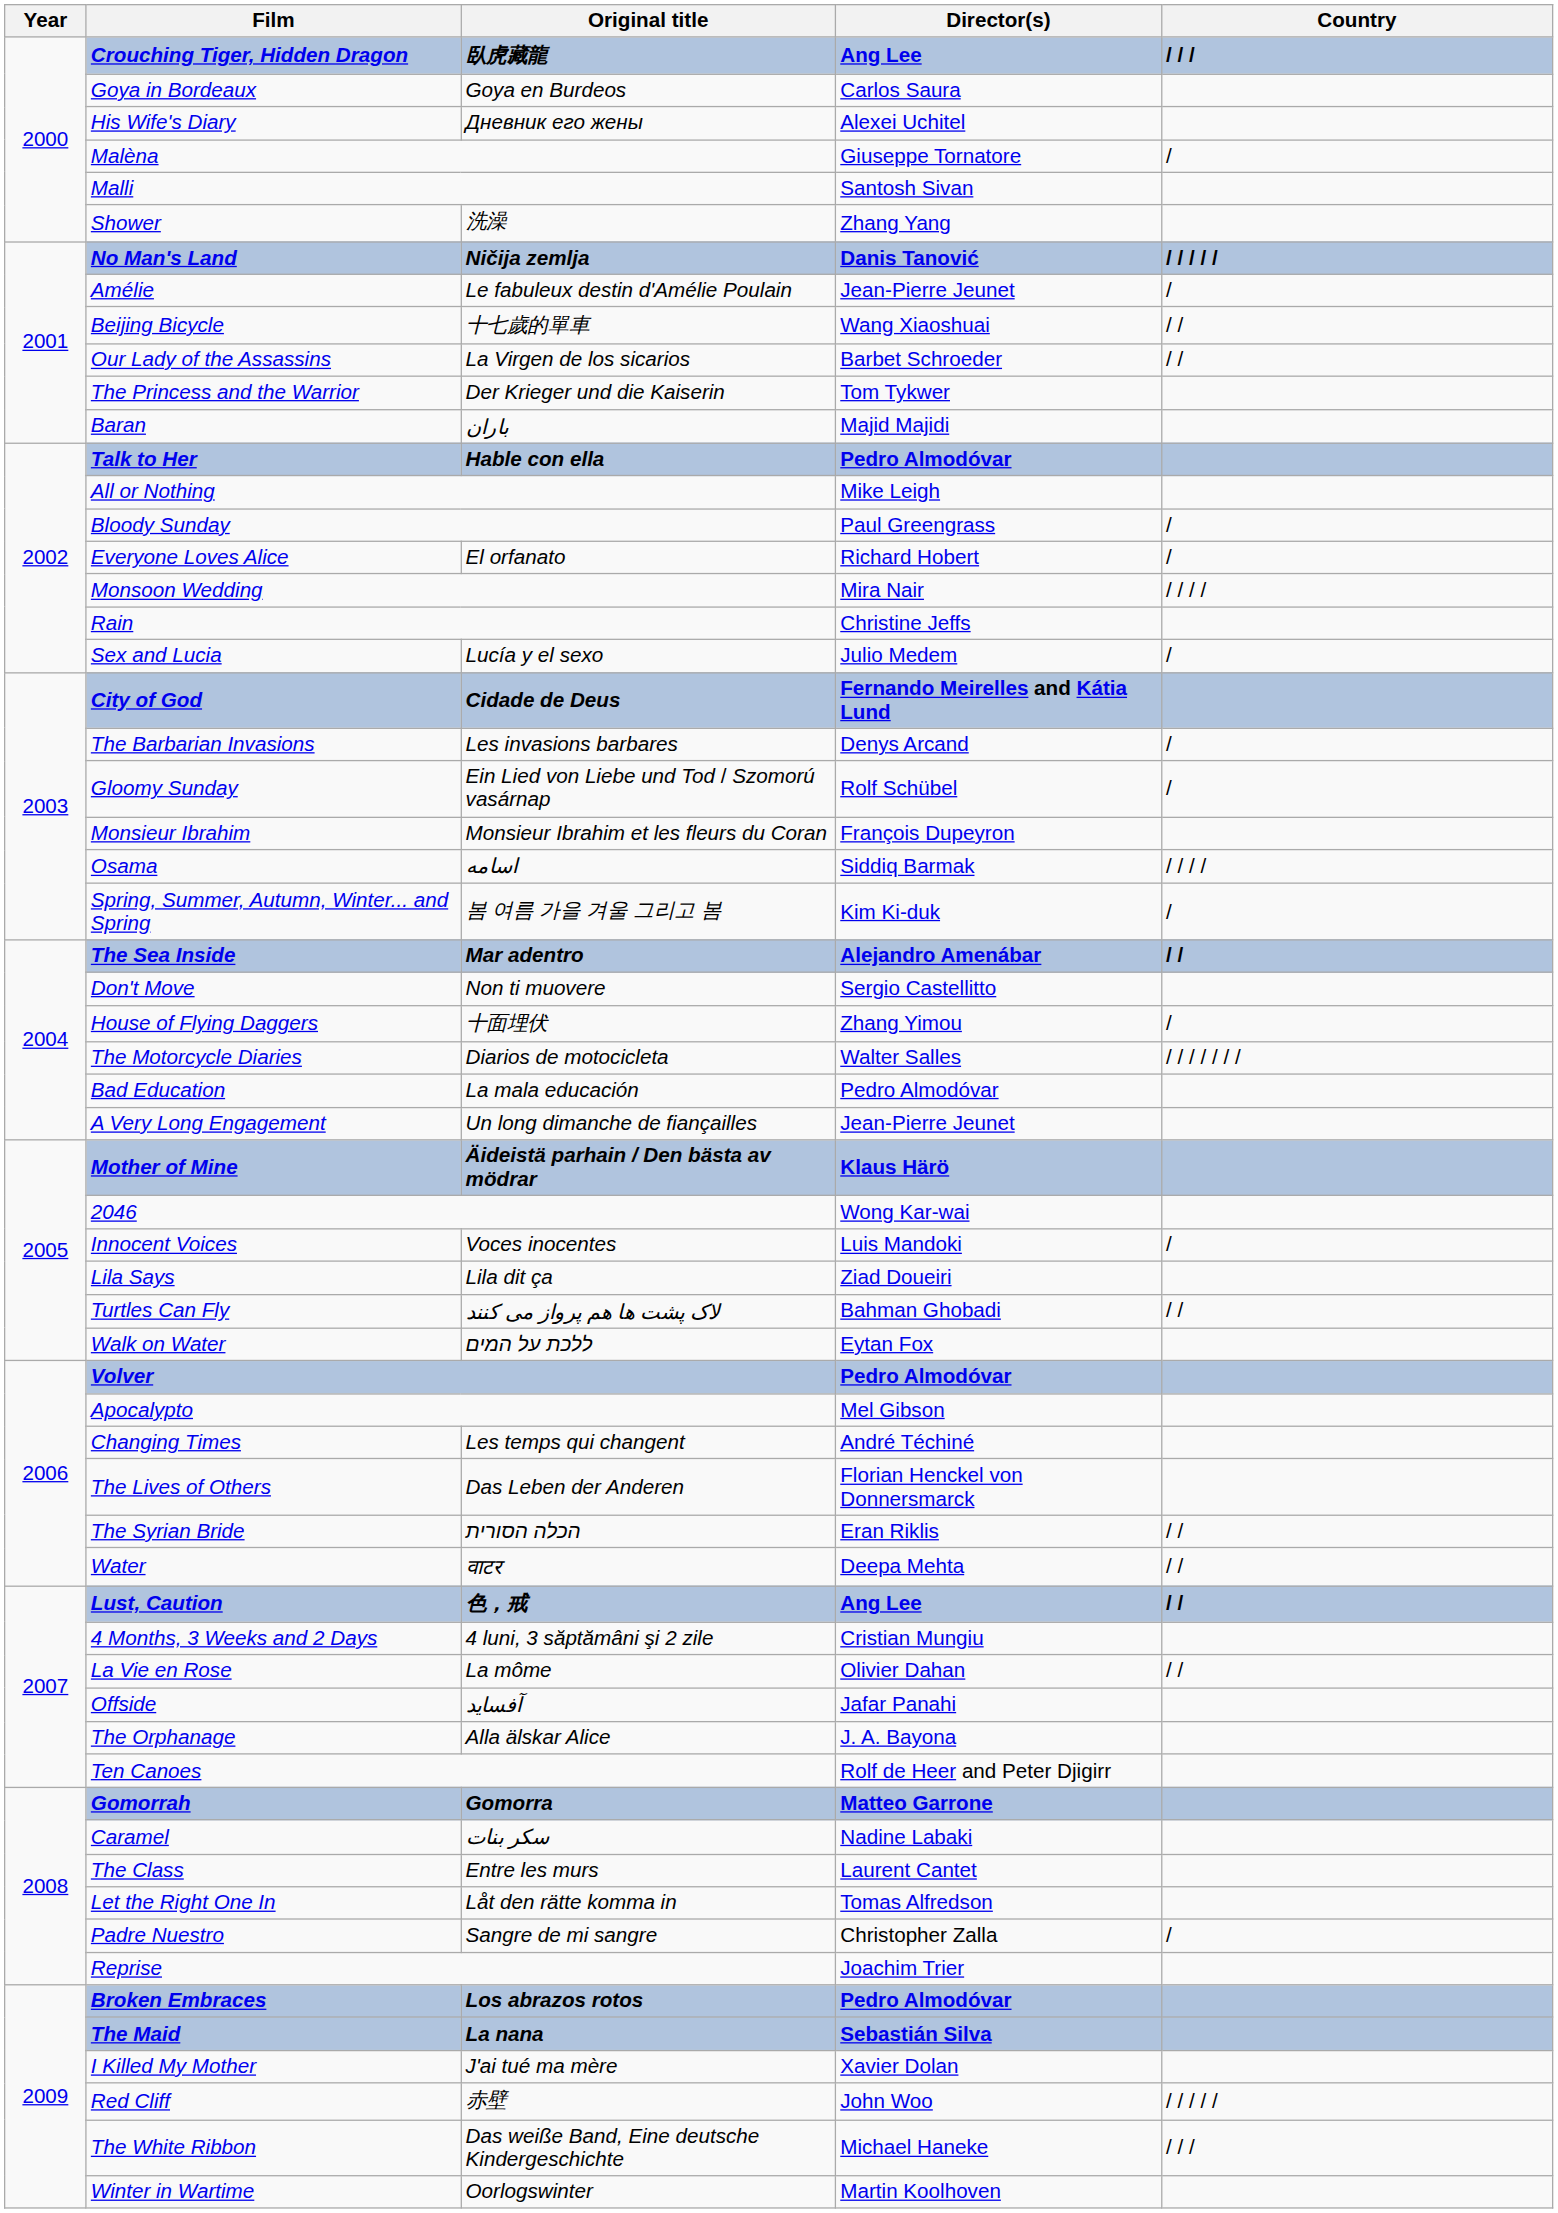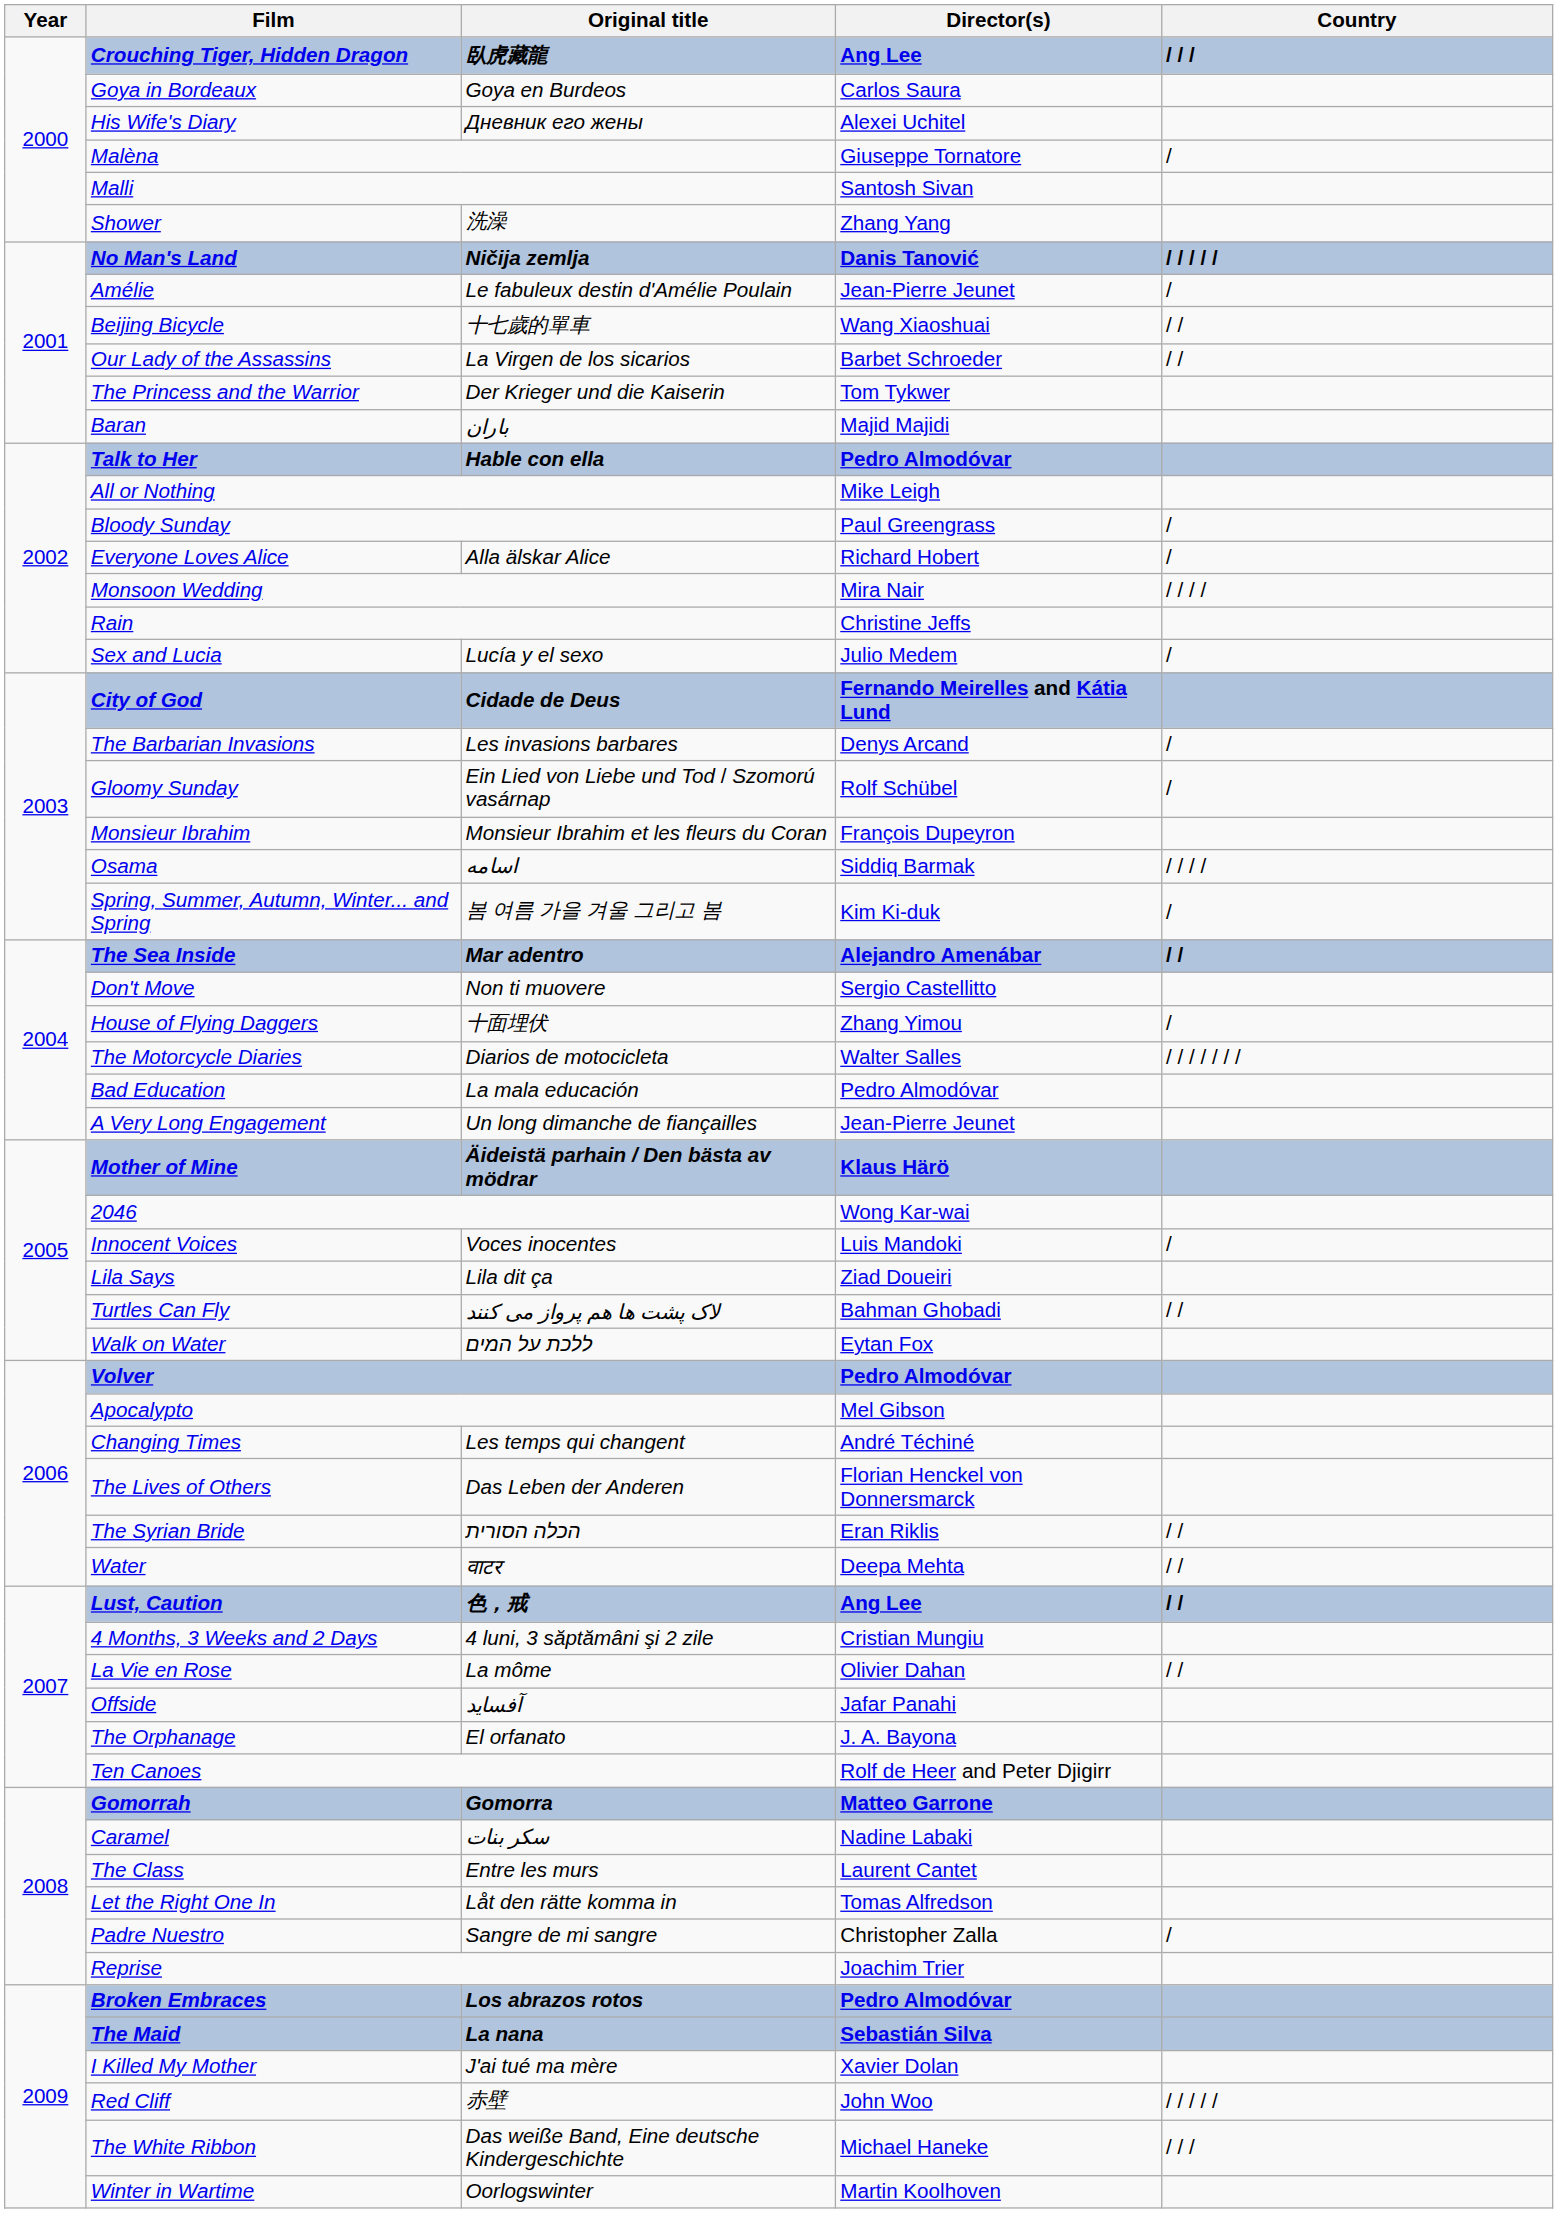(515, 557) El orfanato -> (538, 557) Alla älskar Alice
(538, 1737) Alla älskar Alice -> (515, 1737) El orfanato
